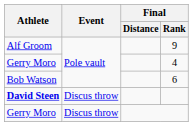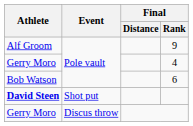(91, 96) Discus throw -> (81, 96) Shot put
